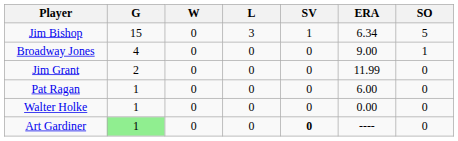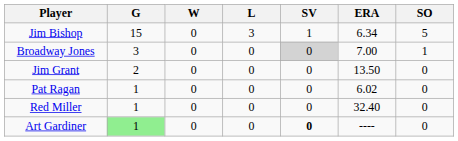(136, 51) 4 -> (136, 51) 3
(309, 51) no background -> (309, 51) lightgrey background
(367, 51) 9.00 -> (367, 51) 7.00
(367, 70) 11.99 -> (367, 70) 13.50
(367, 88) 6.00 -> (367, 88) 6.02
+ row: (56, 107)
- row: (56, 107)
